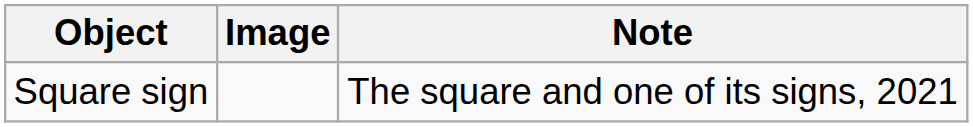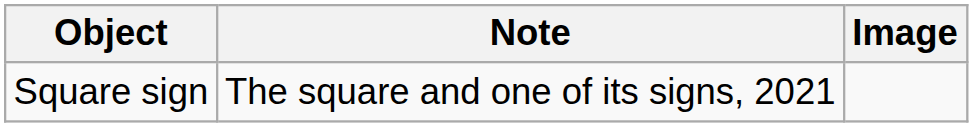columns swapped: (278, 33) <-> (653, 33)
